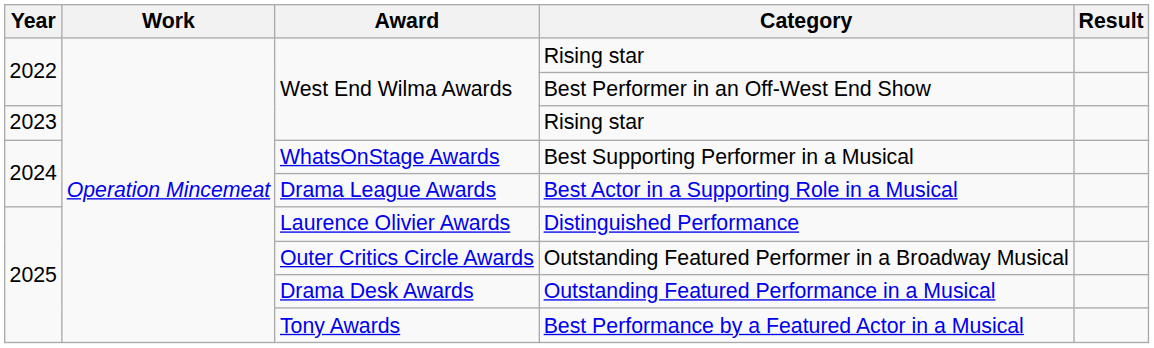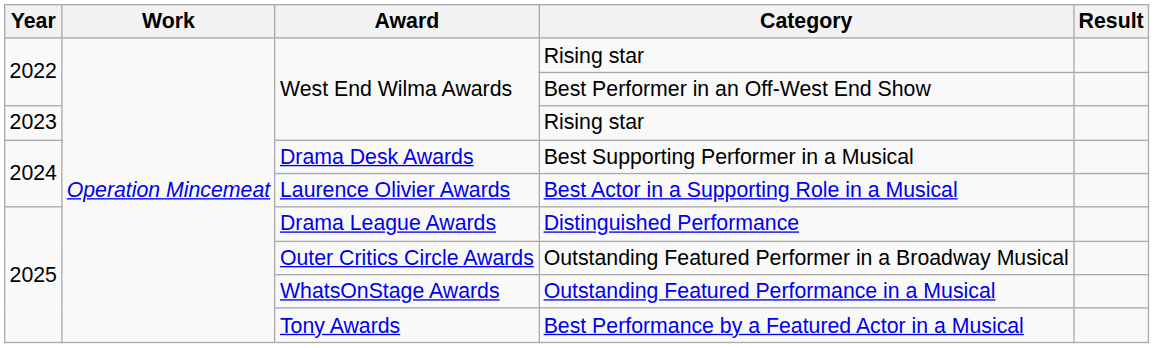(390, 156) WhatsOnStage Awards -> (377, 156) Drama Desk Awards
(388, 190) Drama League Awards -> (395, 190) Laurence Olivier Awards
(395, 223) Laurence Olivier Awards -> (388, 223) Drama League Awards
(377, 291) Drama Desk Awards -> (390, 291) WhatsOnStage Awards
